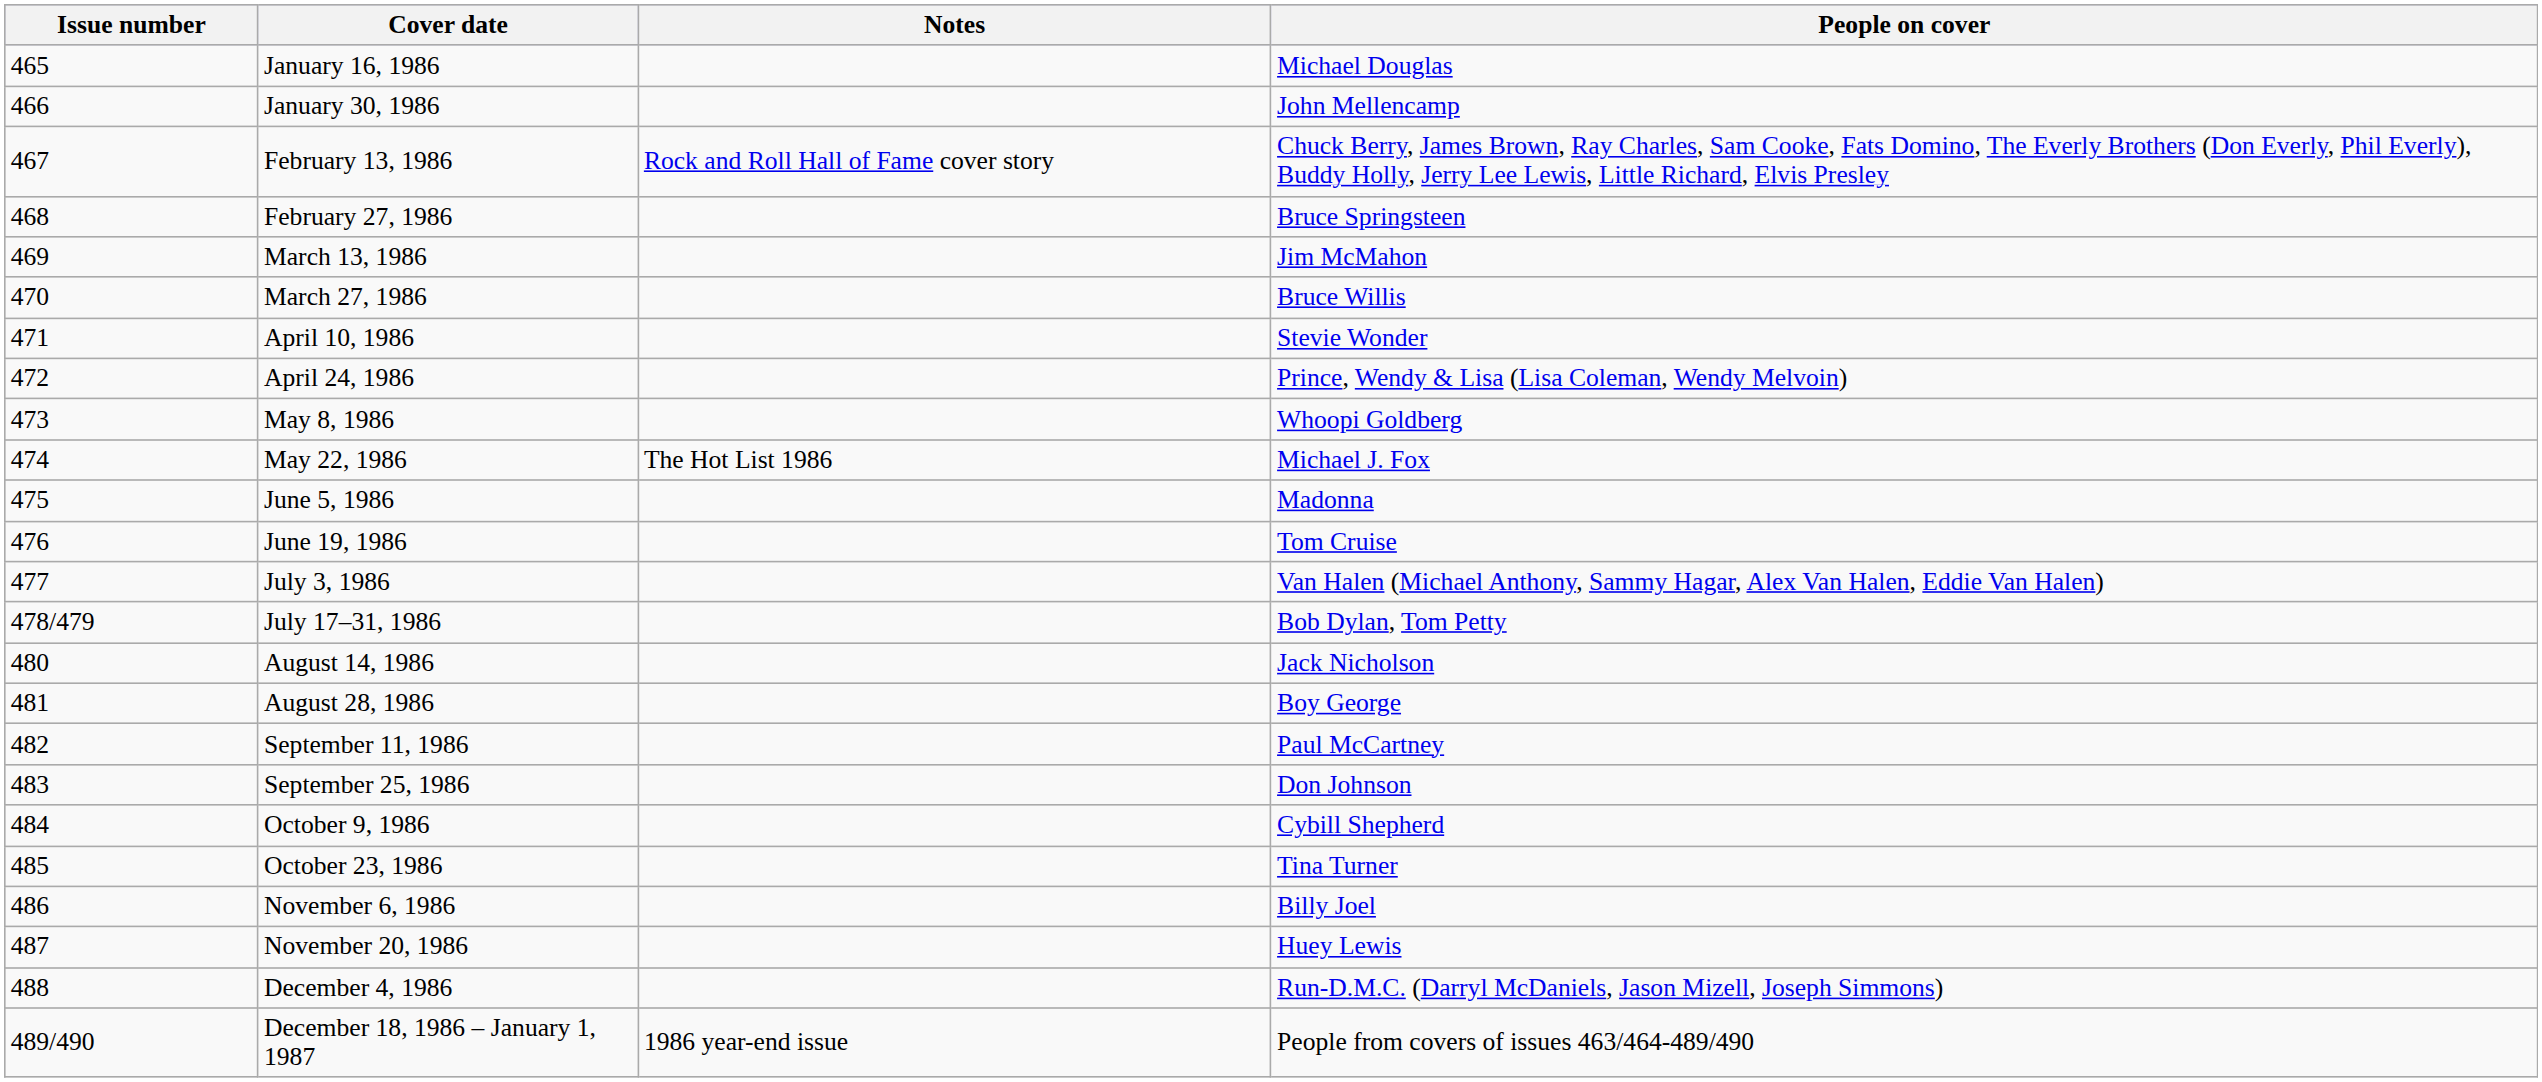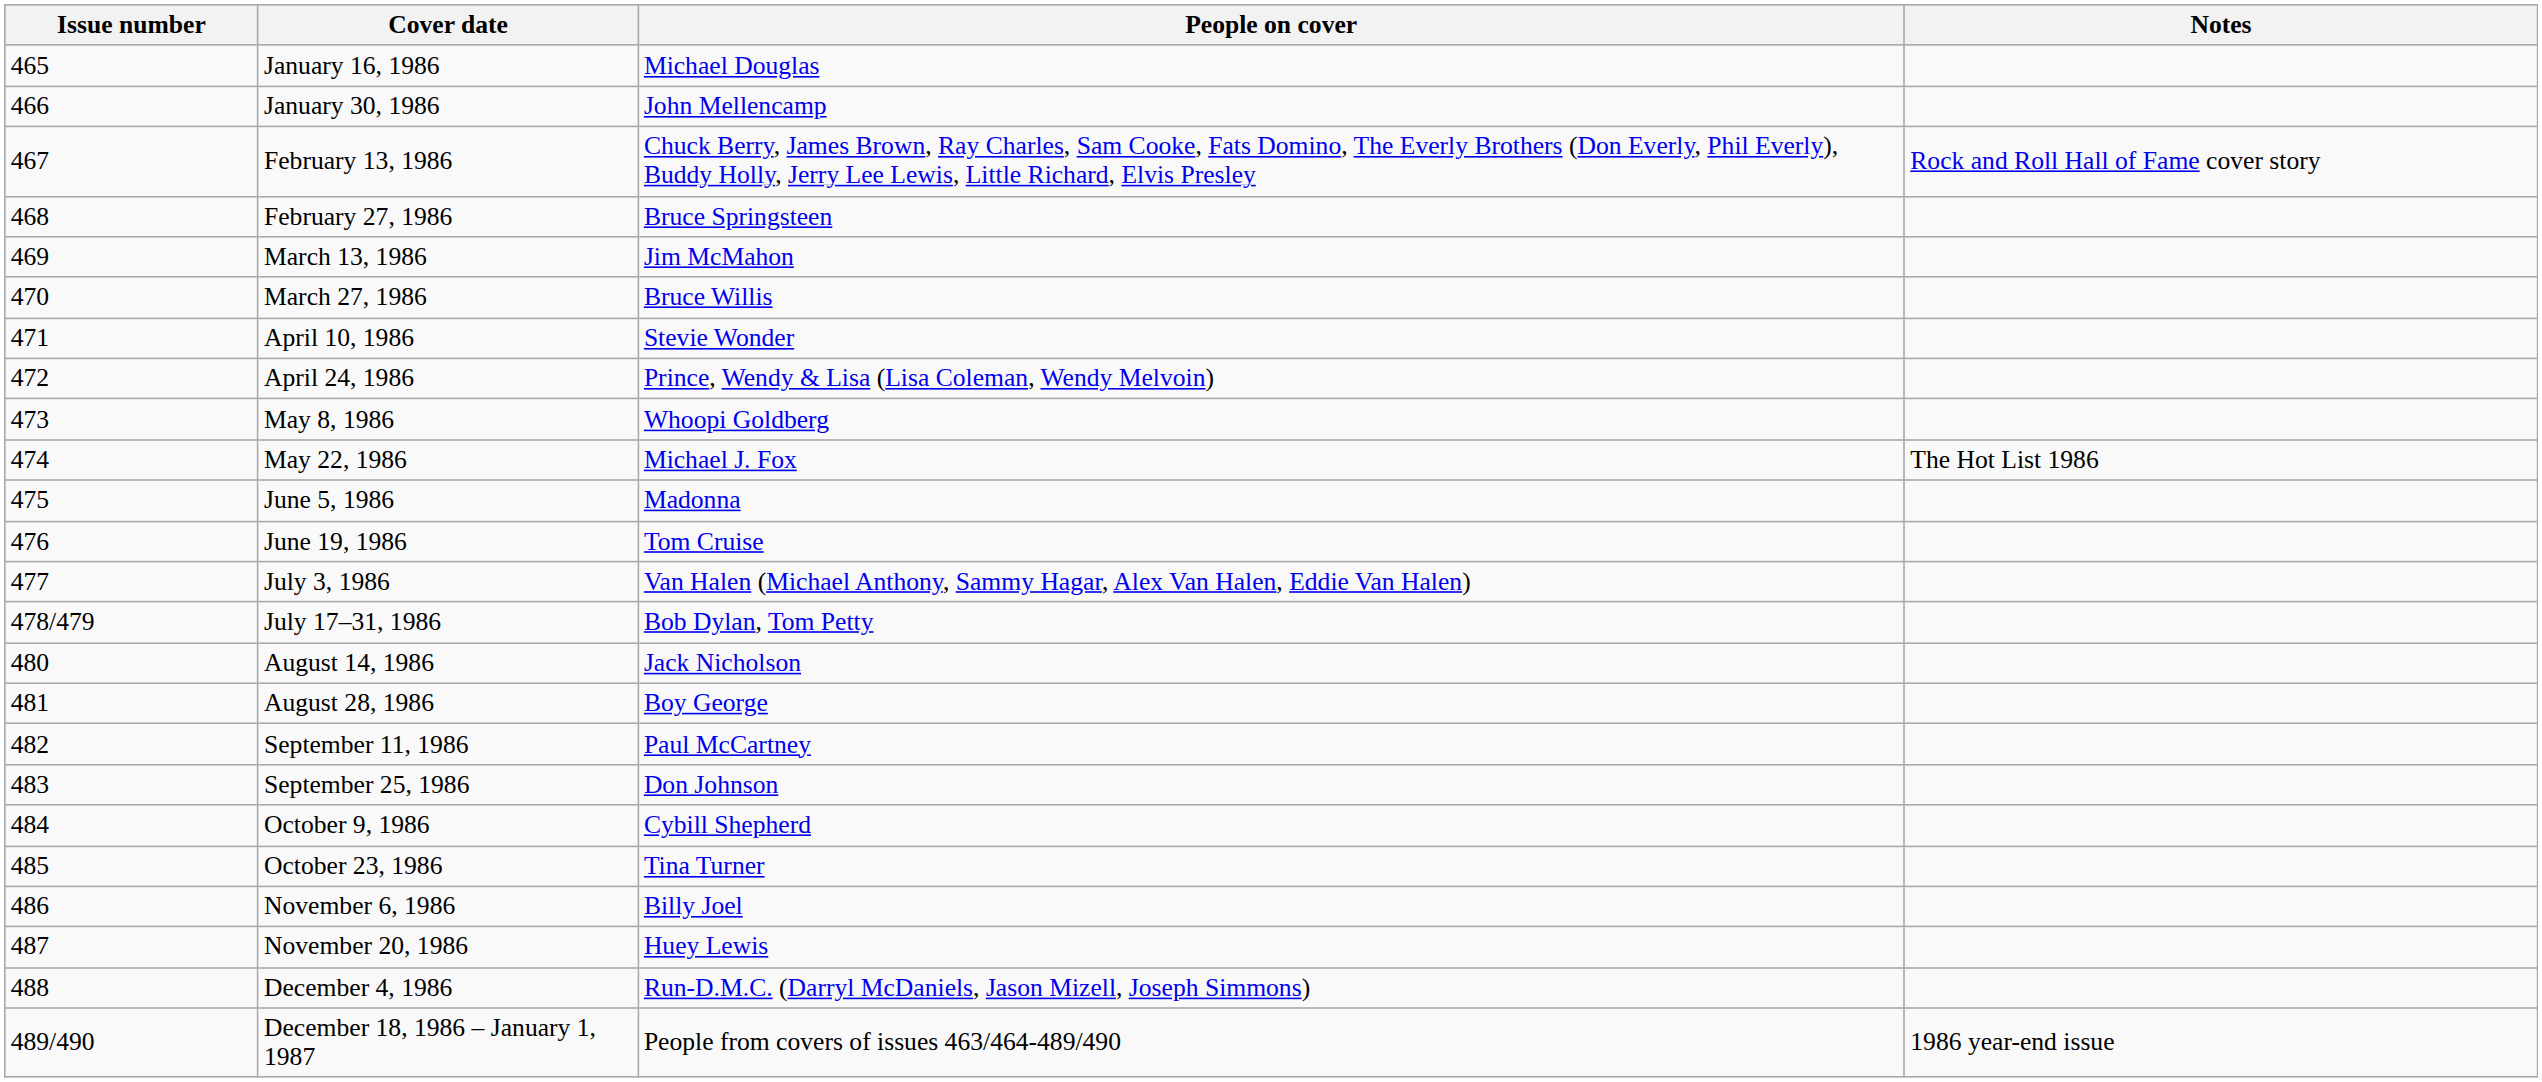columns swapped: (1904, 24) <-> (955, 24)
